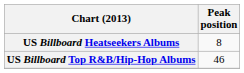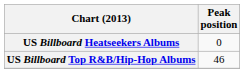(219, 42) 8 -> (219, 42) 0
